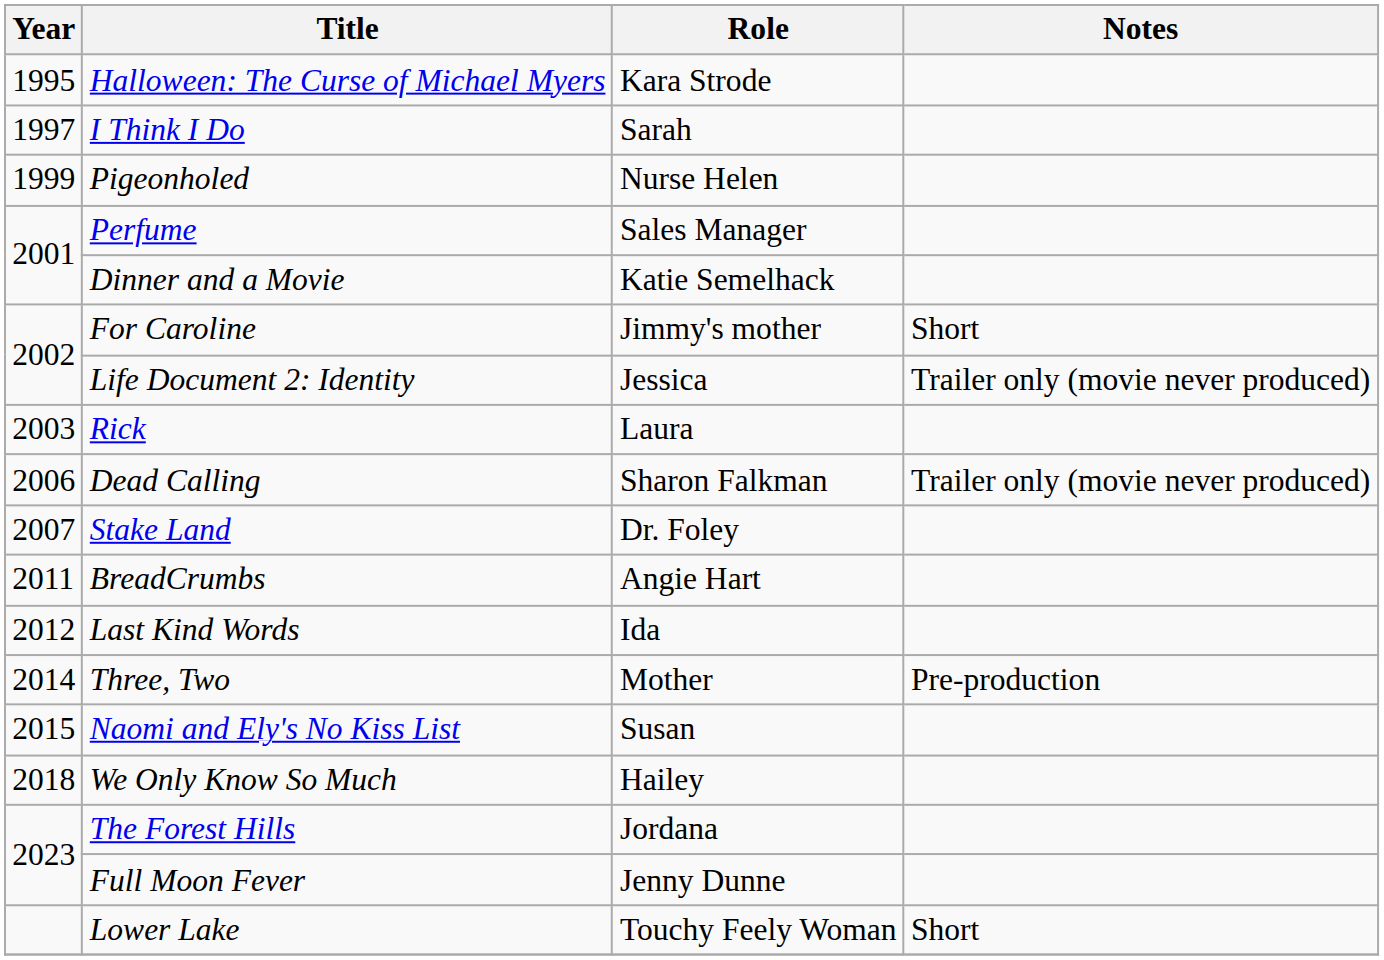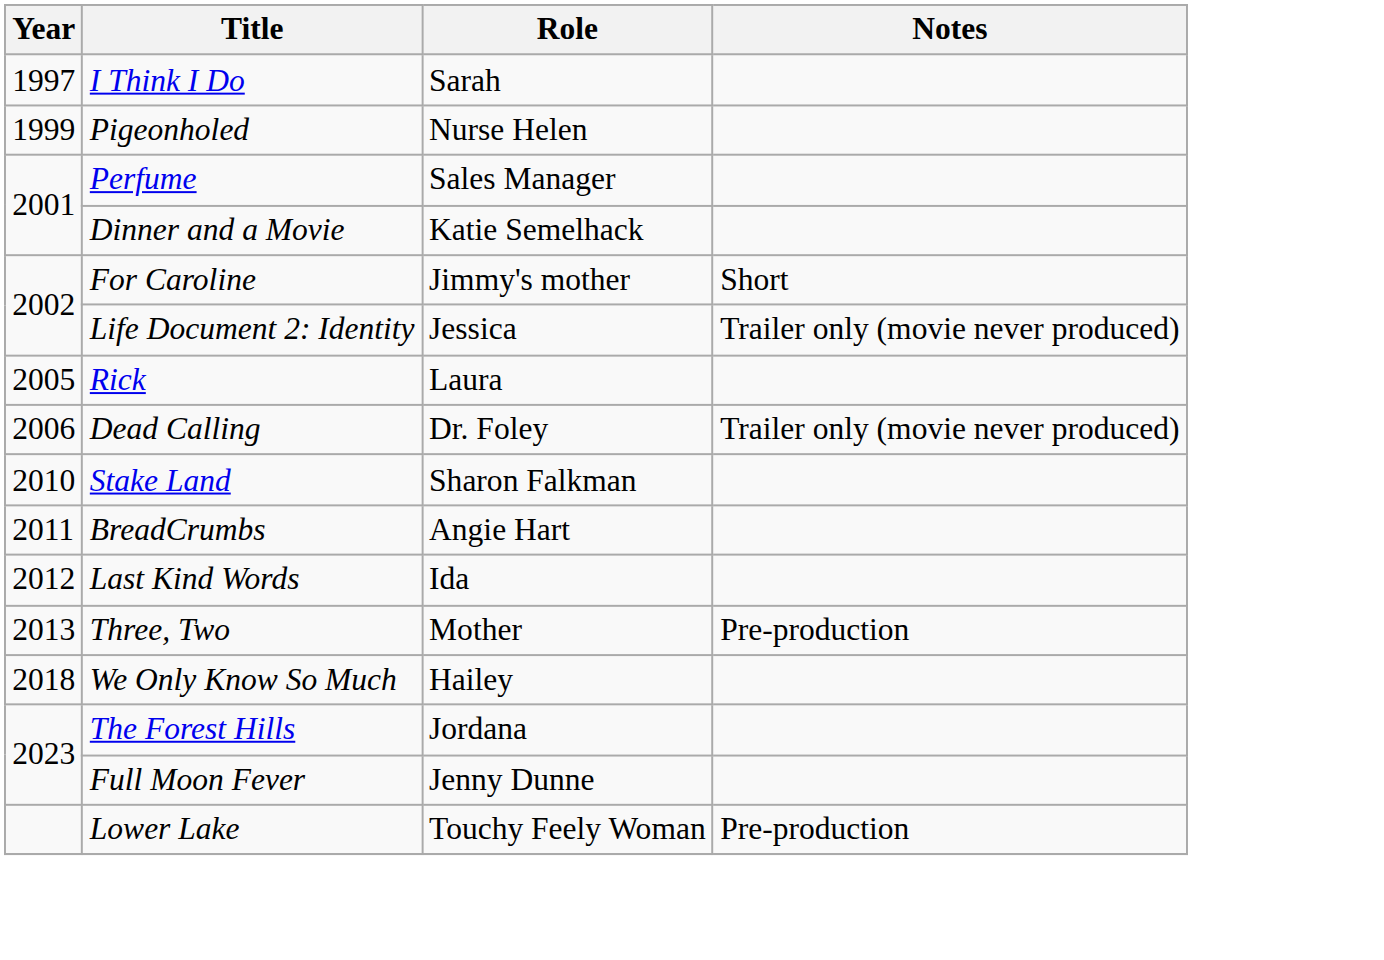- row: (348, 79)
(44, 429) 2003 -> (44, 379) 2005
(724, 479) Sharon Falkman -> (489, 429) Dr. Foley
(44, 529) 2007 -> (44, 479) 2010
(680, 529) Dr. Foley -> (533, 479) Sharon Falkman
(44, 679) 2014 -> (44, 629) 2013
- row: (275, 729)
(945, 929) Short -> (815, 829) Pre-production
